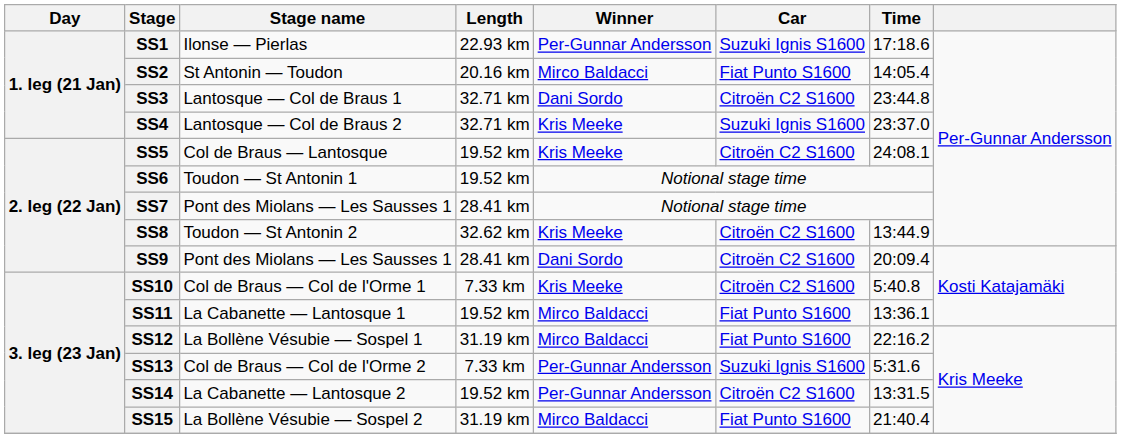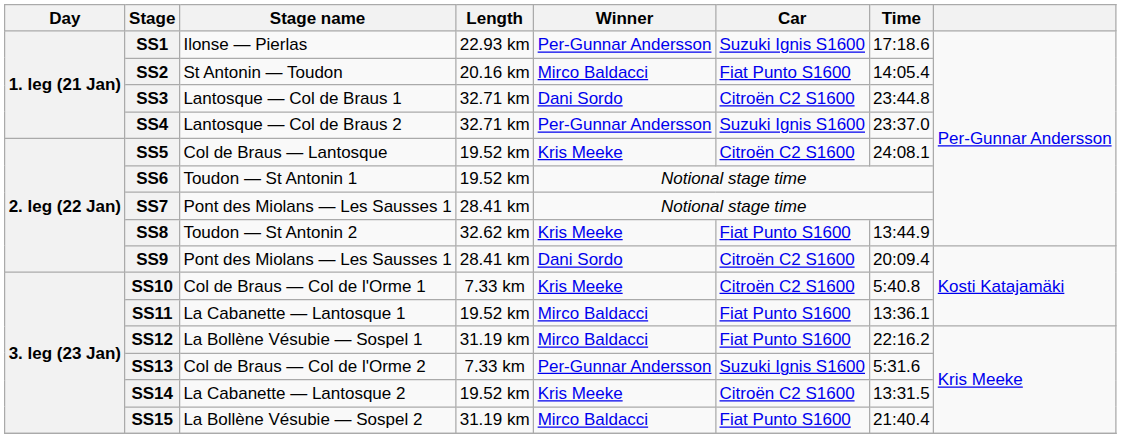(580, 125) Kris Meeke -> (625, 125) Per-Gunnar Andersson
(787, 232) Citroën C2 S1600 -> (785, 232) Fiat Punto S1600
(625, 393) Per-Gunnar Andersson -> (580, 393) Kris Meeke
